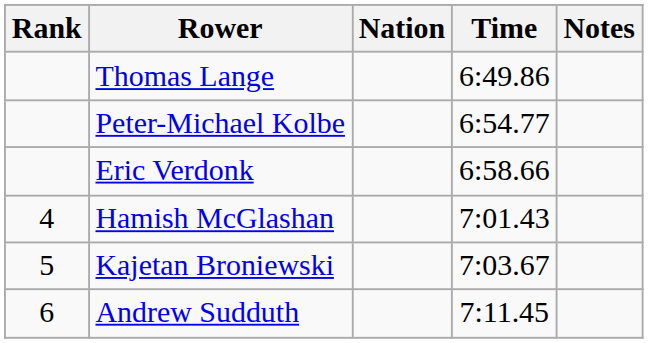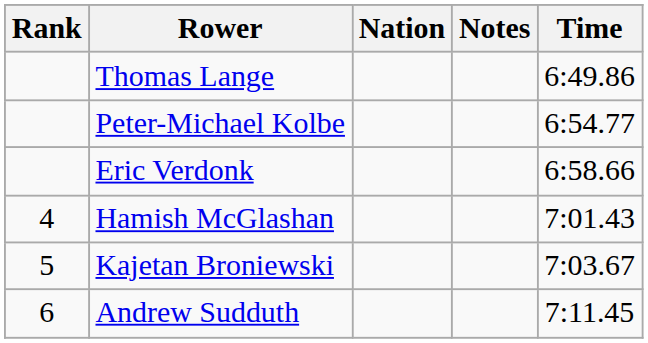columns swapped: (504, 28) <-> (599, 28)
